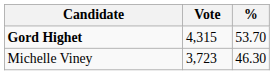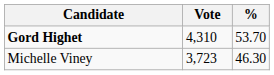(201, 37) 4,315 -> (201, 37) 4,310
